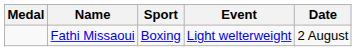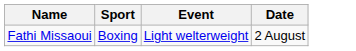- column: (26, 15)
